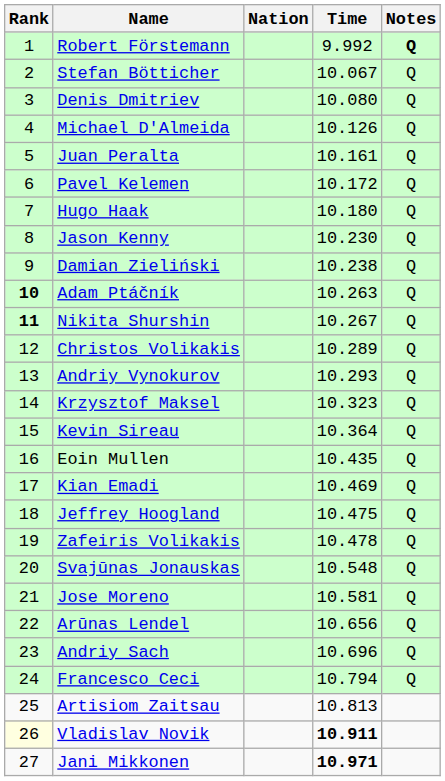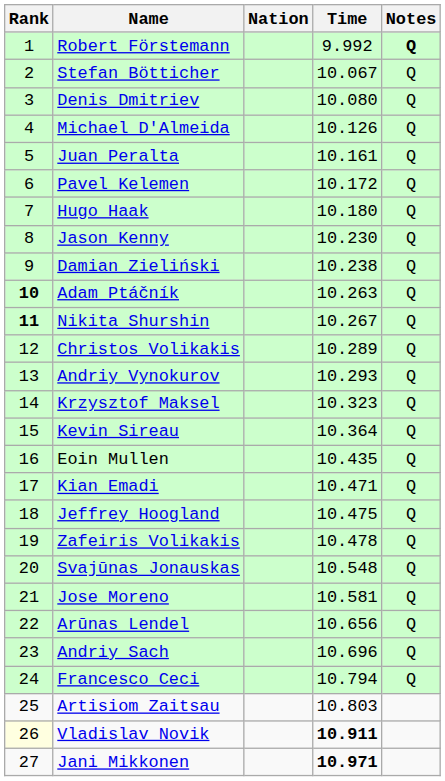(347, 487) 10.469 -> (347, 487) 10.471
(347, 707) 10.813 -> (347, 707) 10.803
